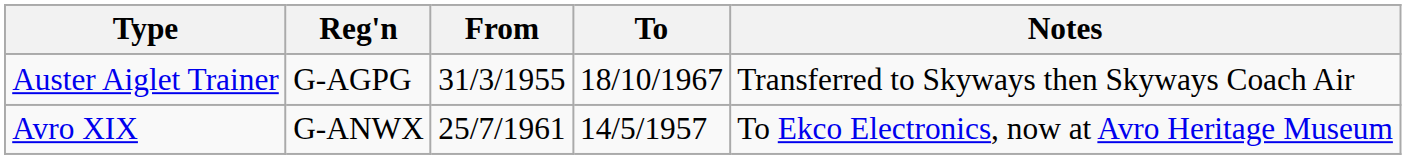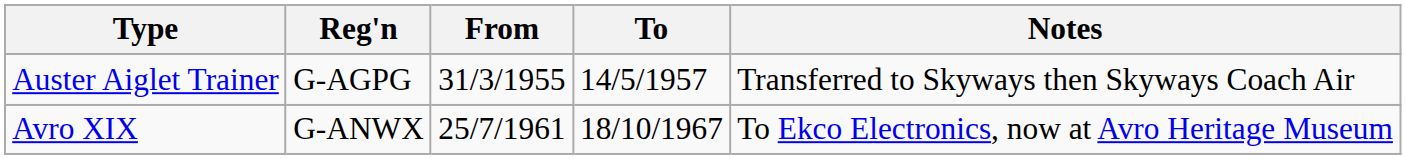(651, 79) 18/10/1967 -> (644, 79) 14/5/1957
(644, 128) 14/5/1957 -> (651, 128) 18/10/1967
